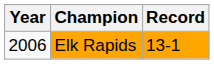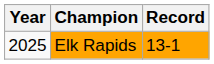(28, 45) 2006 -> (28, 45) 2025
